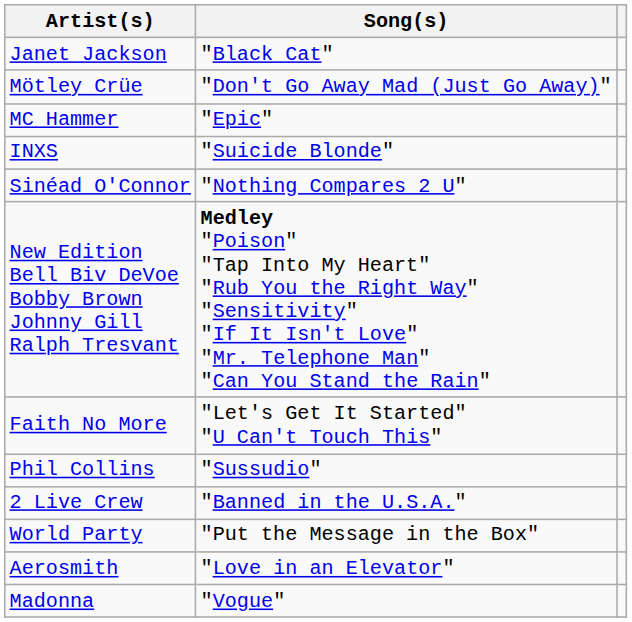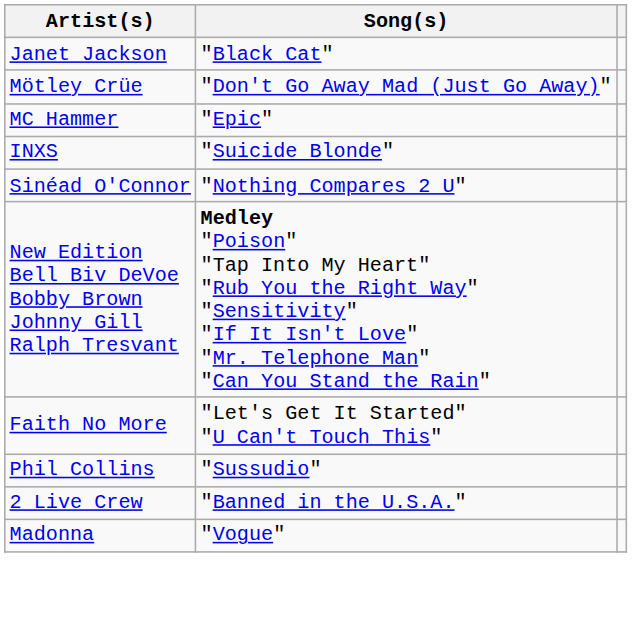- row: (76, 536)
- row: (64, 568)
